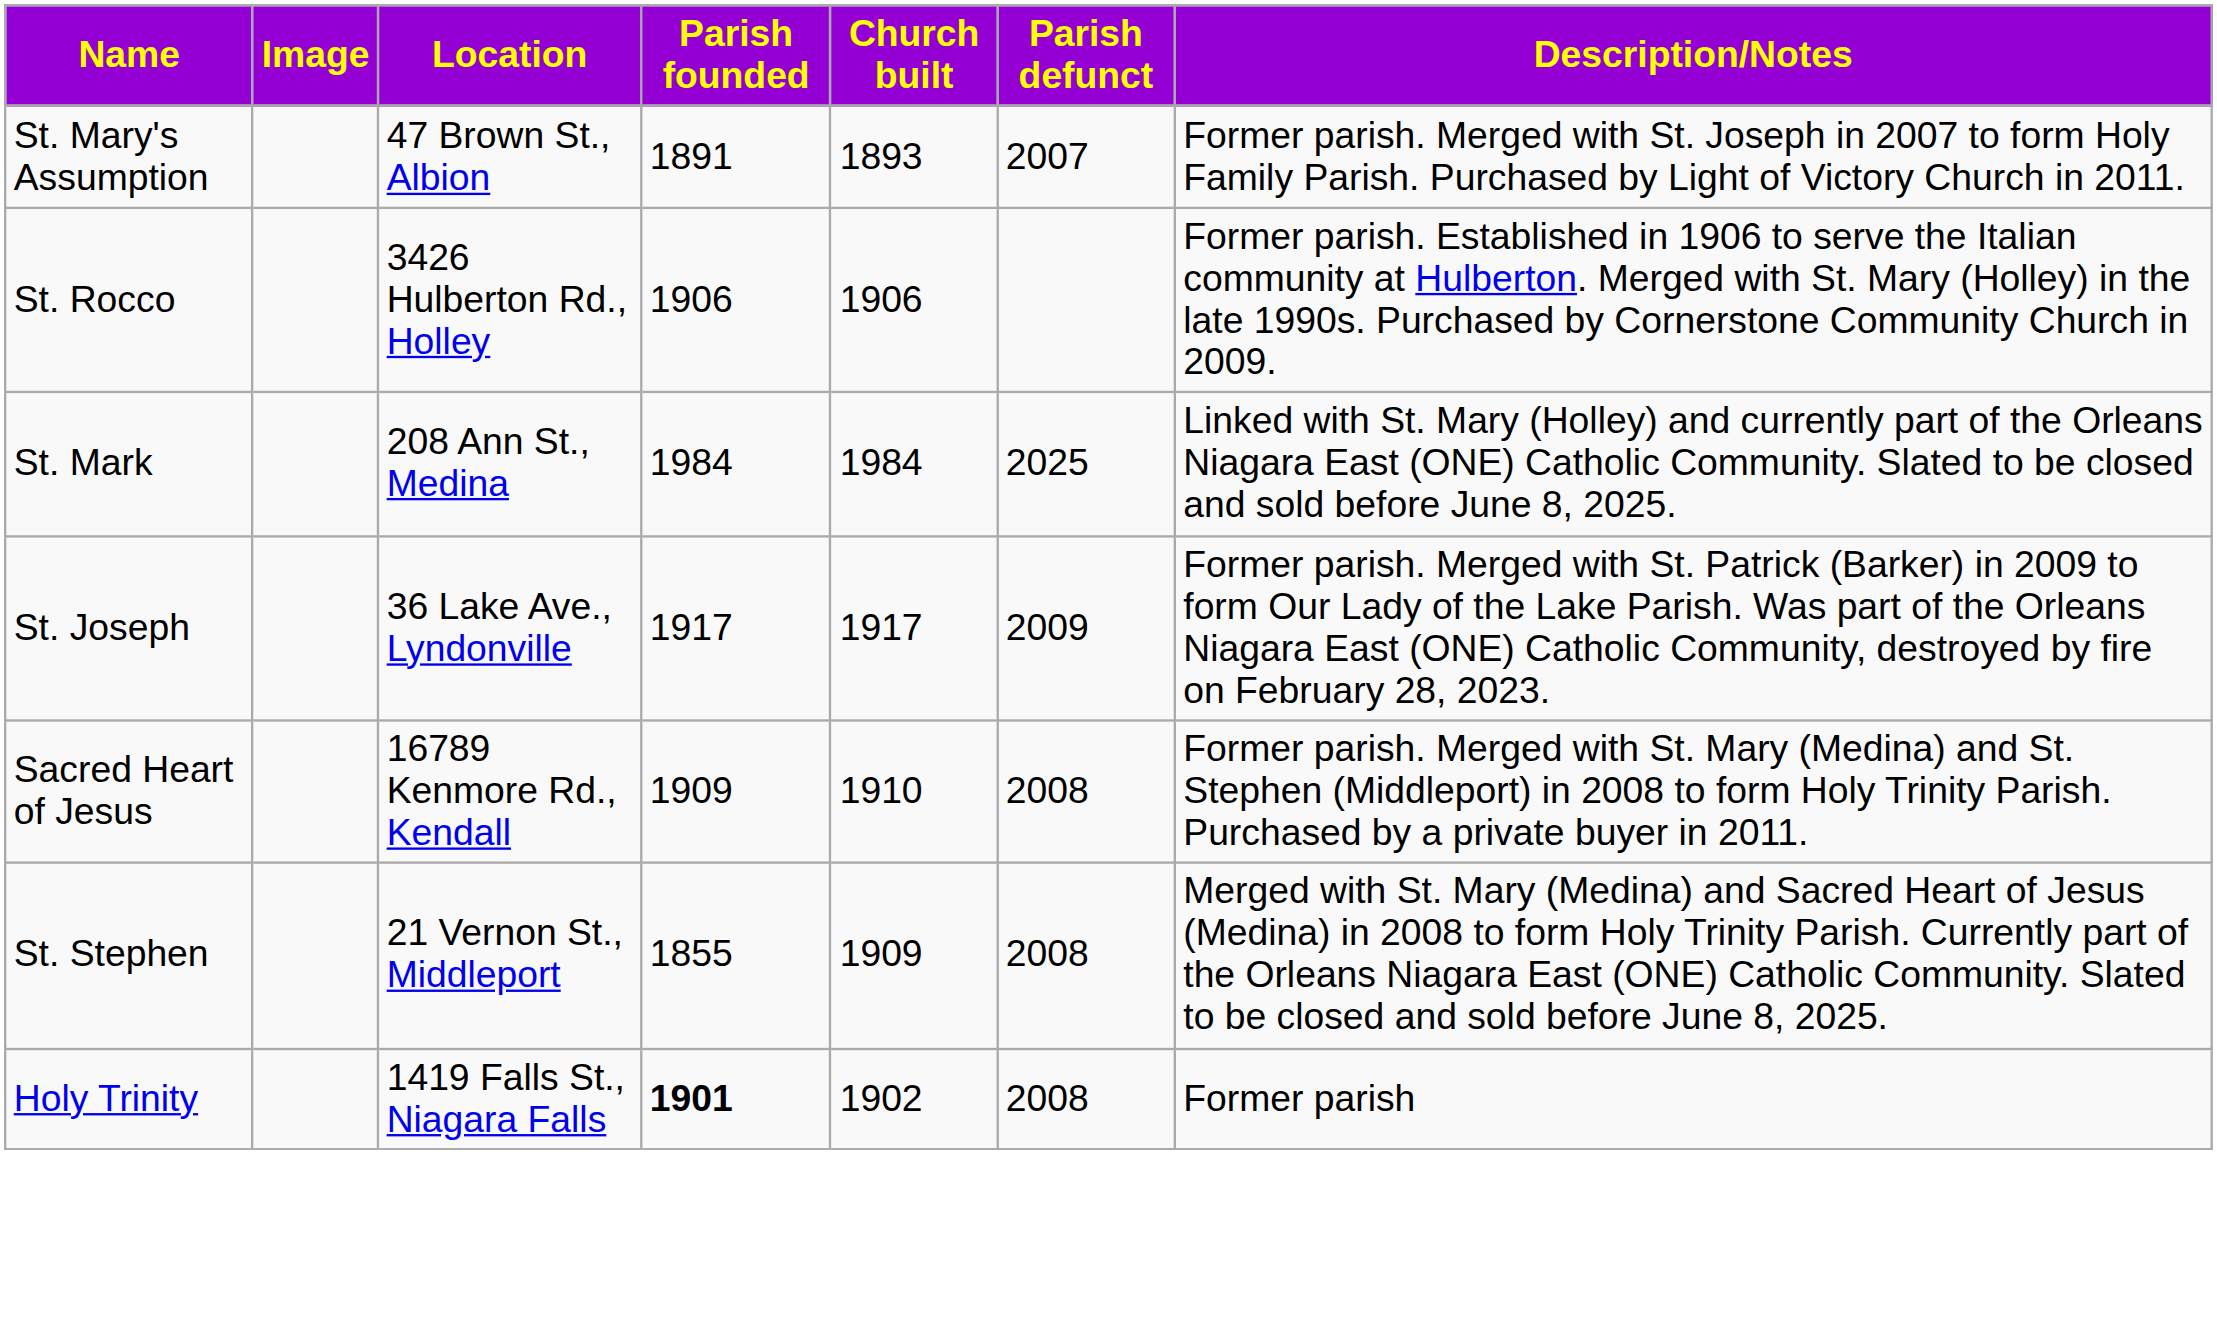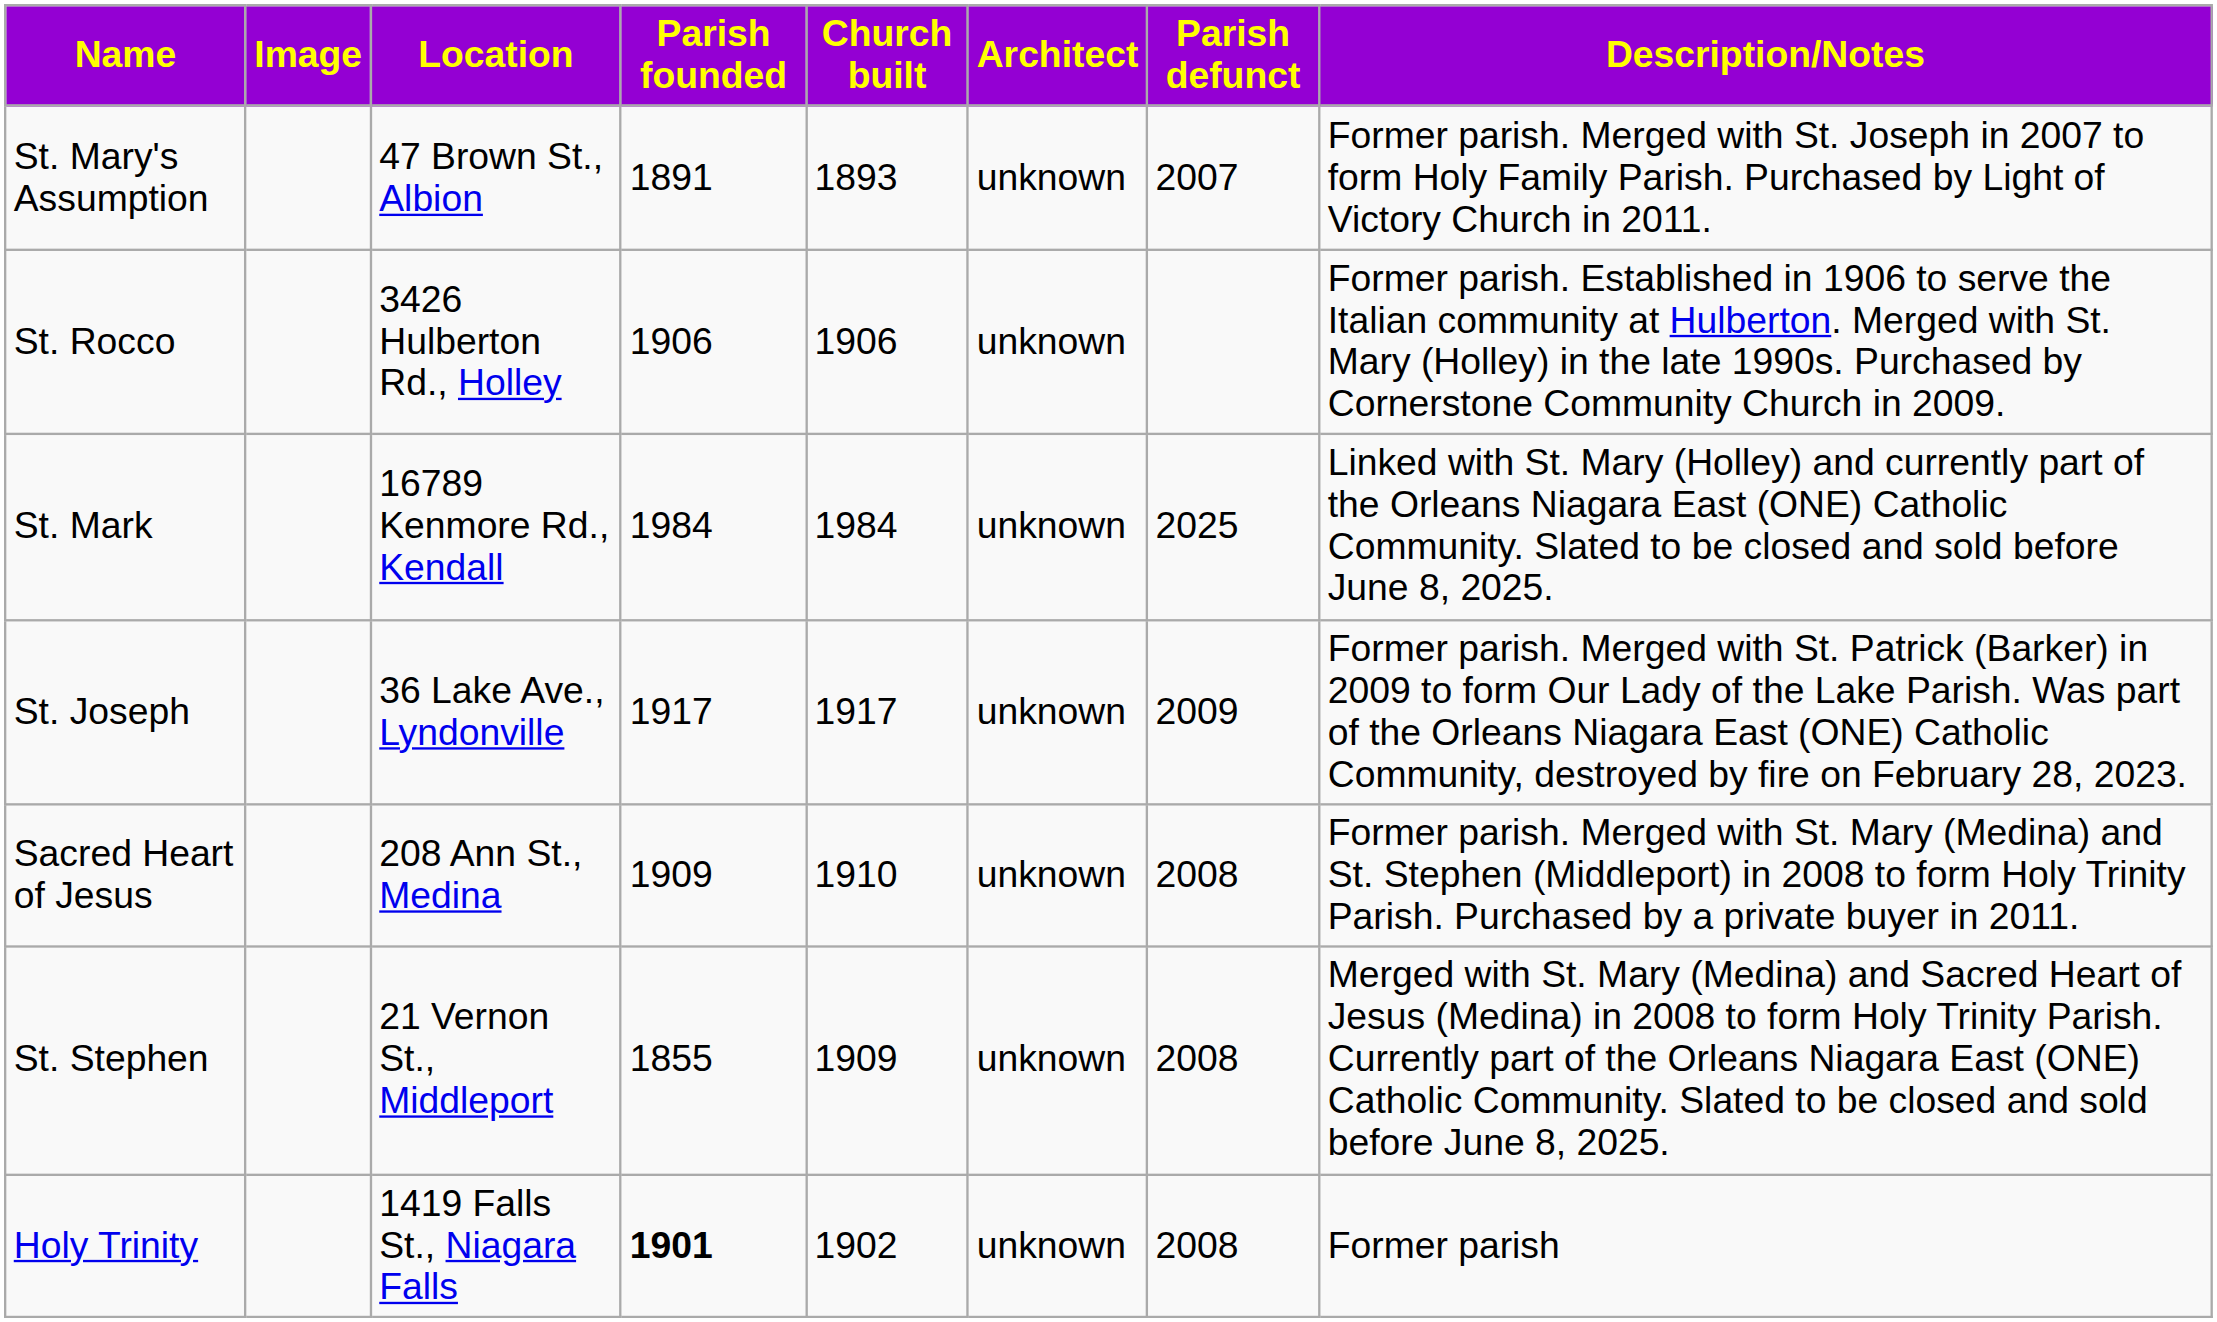+ column: (1058, 55)
(488, 463) 208 Ann St., Medina -> (494, 525) 16789 Kenmore Rd., Kendall
(502, 791) 16789 Kenmore Rd., Kendall -> (481, 874) 208 Ann St., Medina
